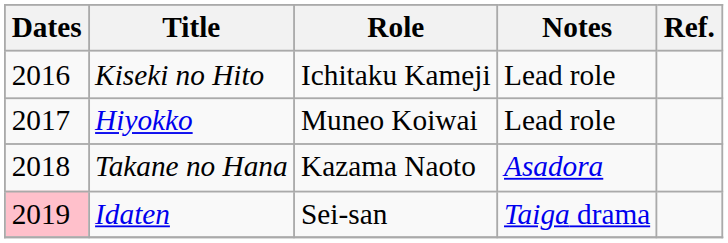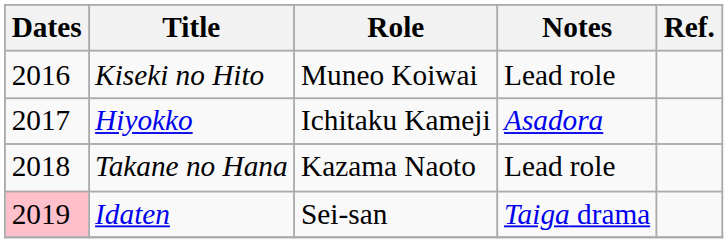(396, 74) Ichitaku Kameji -> (389, 74) Muneo Koiwai
(389, 120) Muneo Koiwai -> (396, 120) Ichitaku Kameji
(560, 120) Lead role -> (554, 120) Asadora
(554, 167) Asadora -> (560, 167) Lead role
